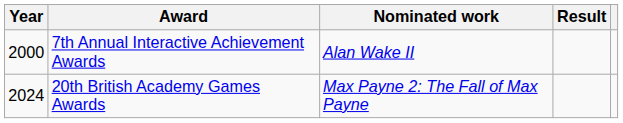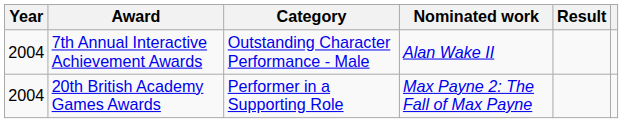+ column: (312, 17)
(26, 52) 2000 -> (26, 52) 2004
(26, 95) 2024 -> (26, 95) 2004
